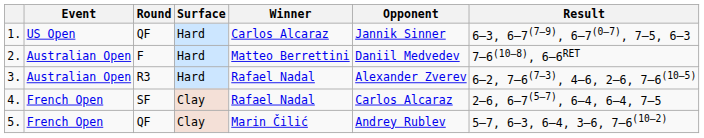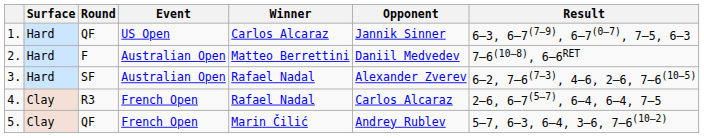columns swapped: (79, 14) <-> (201, 14)
(144, 78) R3 -> (88, 78) SF
(144, 100) SF -> (88, 100) R3
